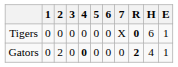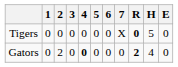(151, 33) 6 -> (151, 33) 5
(166, 33) 1 -> (166, 33) 0
(166, 52) 1 -> (166, 52) 0
